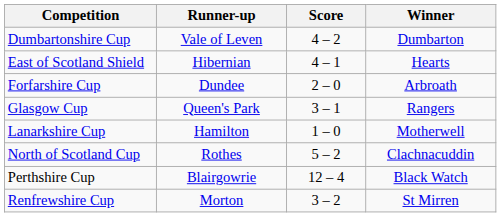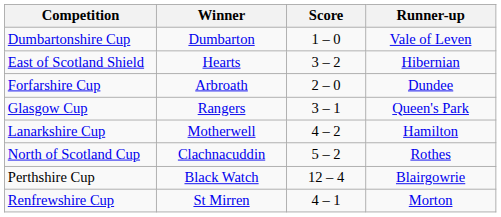columns swapped: (431, 16) <-> (222, 16)
(326, 39) 4 – 2 -> (326, 39) 1 – 0
(326, 62) 4 – 1 -> (326, 62) 3 – 2
(326, 131) 1 – 0 -> (326, 131) 4 – 2
(326, 200) 3 – 2 -> (326, 200) 4 – 1
